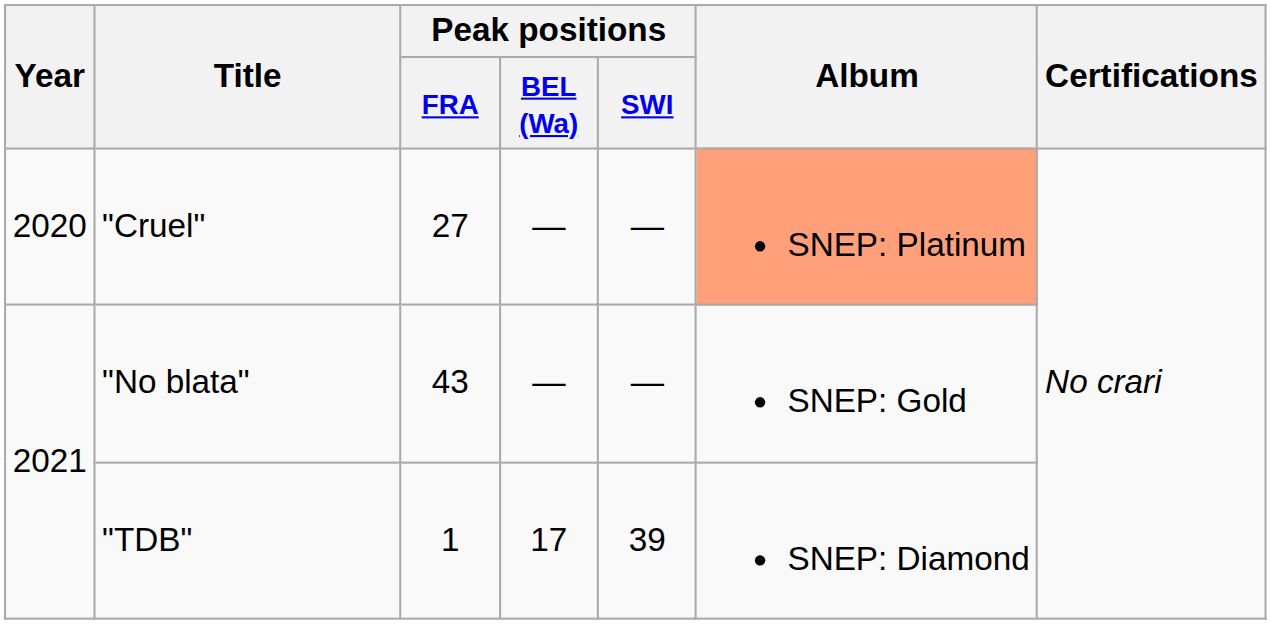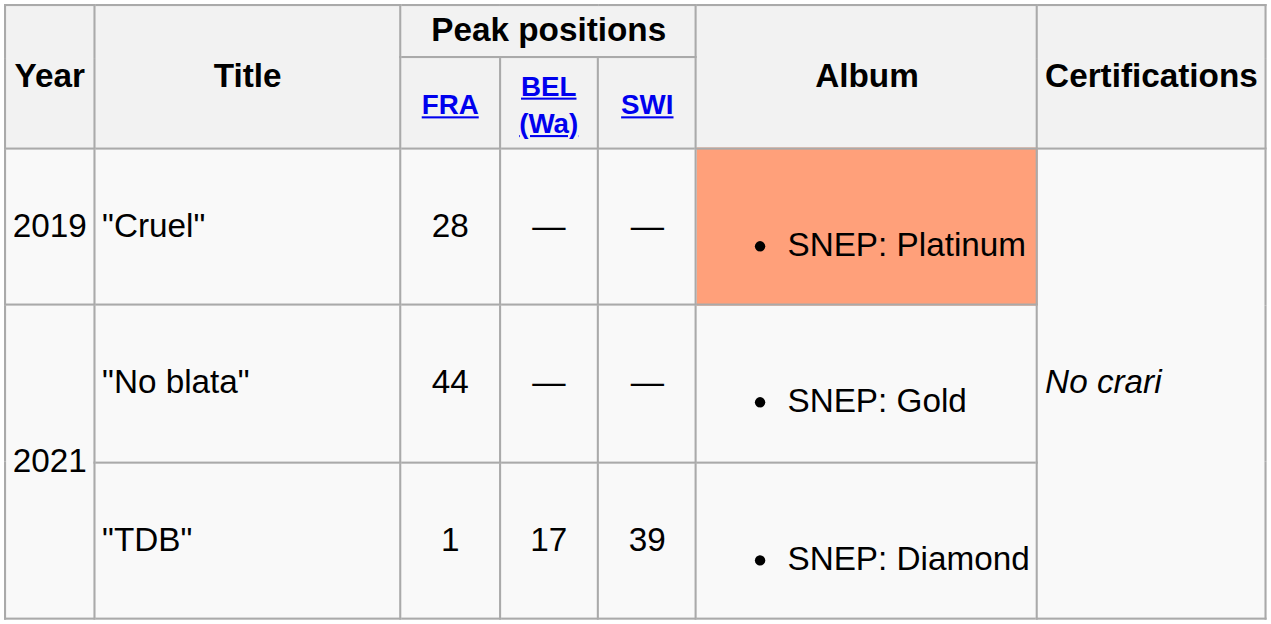(50, 225) 2020 -> (50, 225) 2019
(450, 225) 27 -> (450, 225) 28
(450, 382) 43 -> (450, 382) 44
